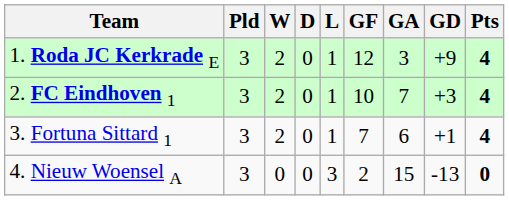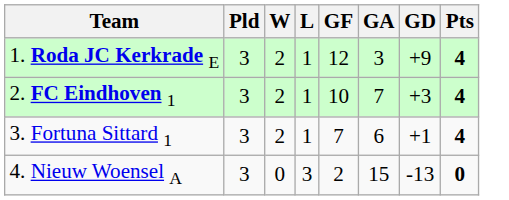- column: (308, 21)
